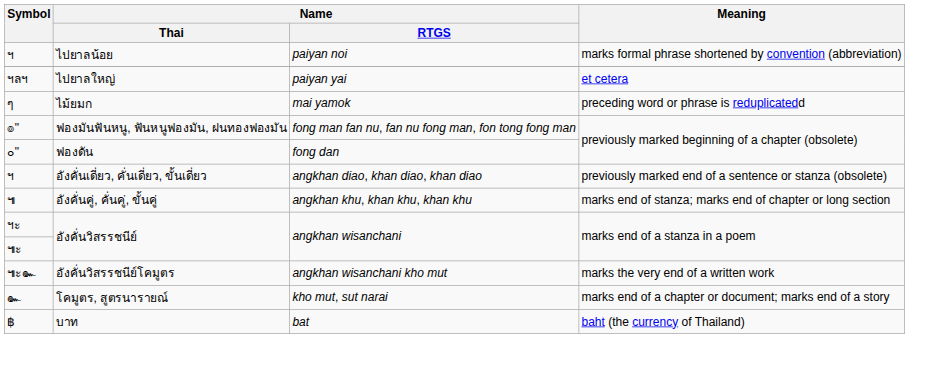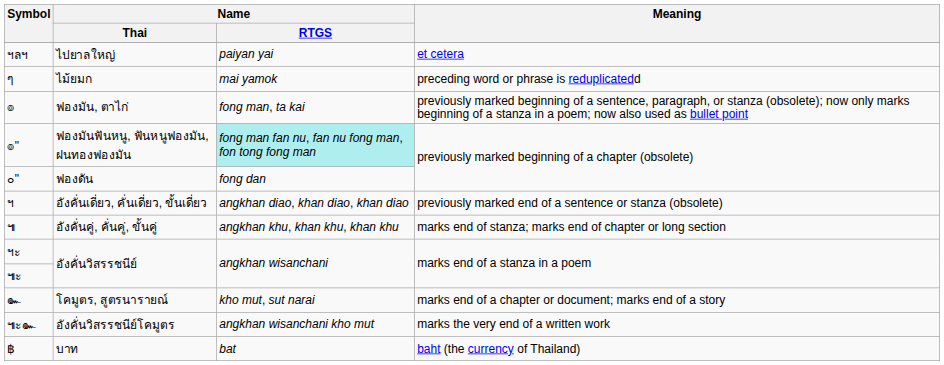- row: (11, 55)
+ row: (11, 107)
(434, 127) no background -> (311, 145) paleturquoise background
rows swapped: (14, 297) <-> (22, 273)
